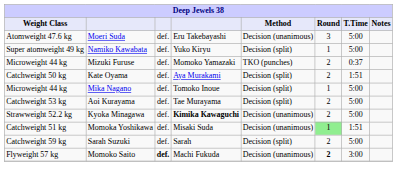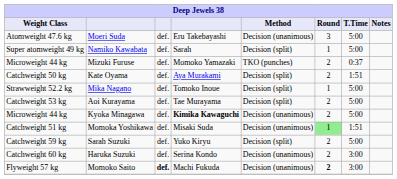(192, 50) Yuko Kiryu -> (182, 50) Sarah
(37, 89) Microweight 44 kg -> (39, 89) Strawweight 52.2 kg
(39, 115) Strawweight 52.2 kg -> (37, 115) Microweight 44 kg
(182, 141) Sarah -> (192, 141) Yuko Kiryu
+ row: (111, 154)
